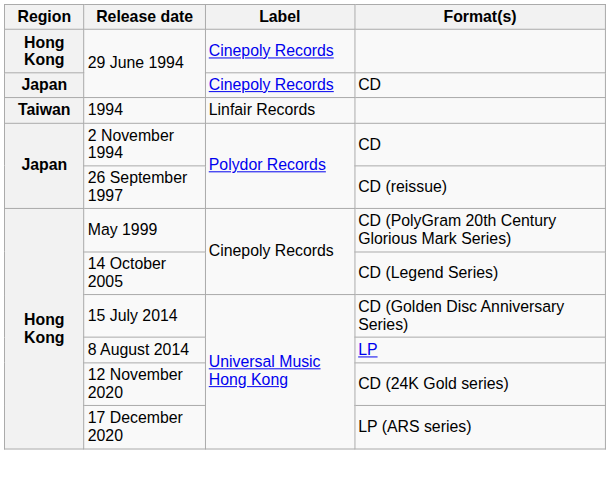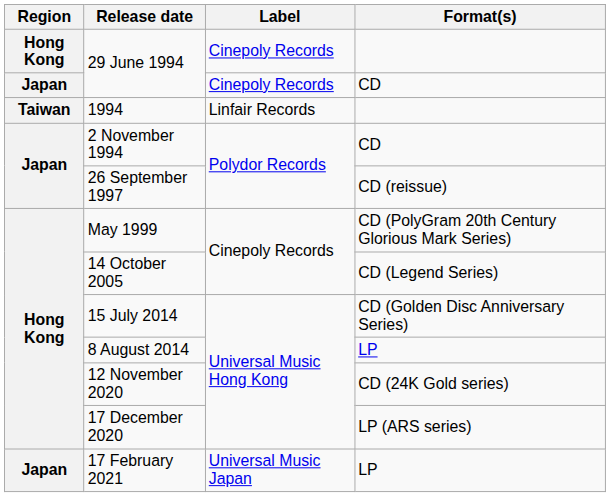+ row: (130, 469)
